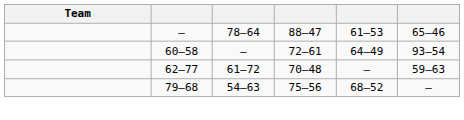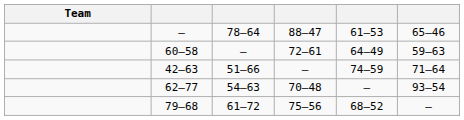(429, 50) 93–54 -> (429, 50) 59–63
+ row: (182, 69)
(243, 69) 61–72 -> (243, 87) 54–63
(429, 69) 59–63 -> (429, 87) 93–54
(243, 87) 54–63 -> (243, 106) 61–72
